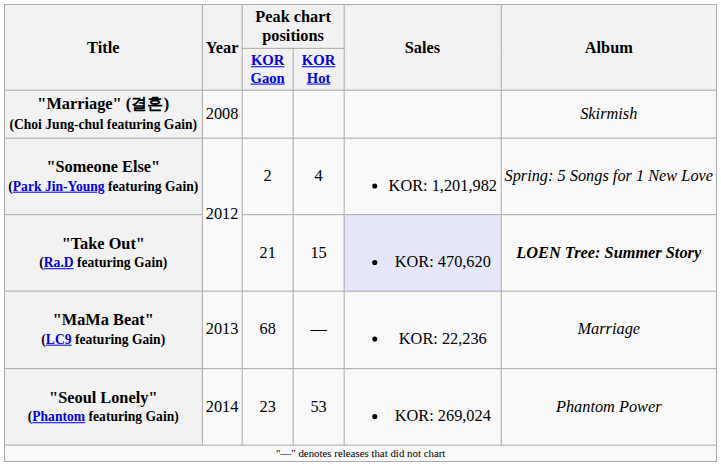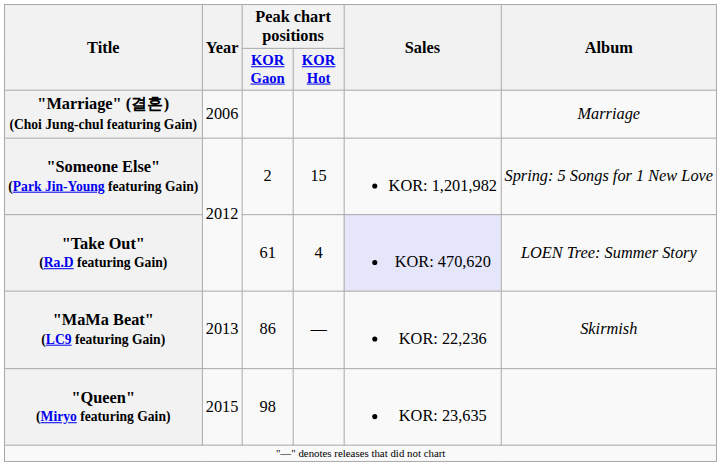(222, 113) 2008 -> (222, 113) 2006
(609, 113) Skirmish -> (609, 113) Marriage
(319, 176) 4 -> (319, 176) 15
(268, 252) 21 -> (268, 252) 61
(319, 252) 15 -> (319, 252) 4
(609, 252) bold -> (609, 252) normal
(268, 329) 68 -> (268, 329) 86
(609, 329) Marriage -> (609, 329) Skirmish
- row: (103, 406)
+ row: (103, 406)
